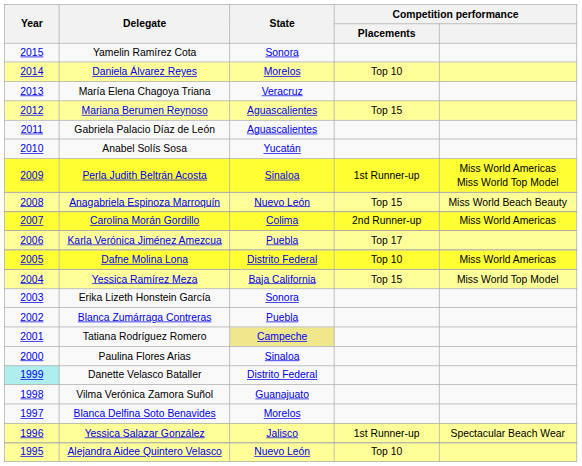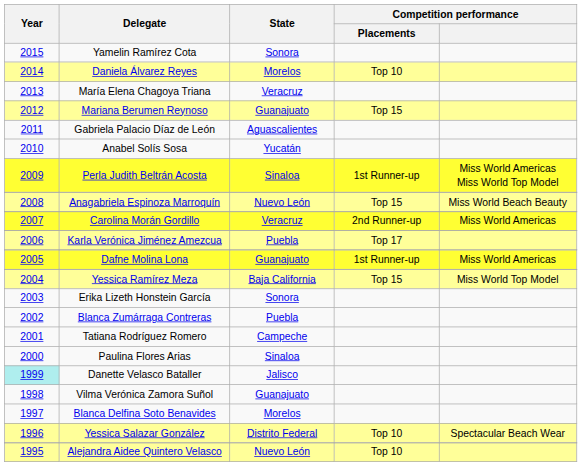(282, 111) Aguascalientes -> (282, 111) Guanajuato
(282, 221) Colima -> (282, 221) Veracruz
(282, 260) Distrito Federal -> (282, 260) Guanajuato
(387, 260) Top 10 -> (387, 260) 1st Runner-up
(282, 337) khaki background -> (282, 337) no background
(282, 375) Distrito Federal -> (282, 375) Jalisco
(282, 433) Jalisco -> (282, 433) Distrito Federal
(387, 433) 1st Runner-up -> (387, 433) Top 10
